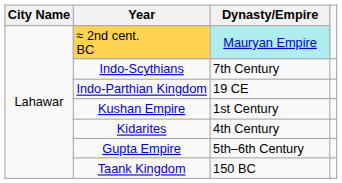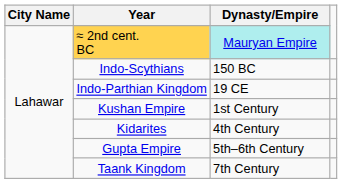(246, 69) 7th Century -> (234, 69) 150 BC
(234, 168) 150 BC -> (246, 168) 7th Century
